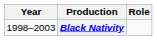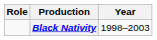columns swapped: (31, 12) <-> (139, 12)
